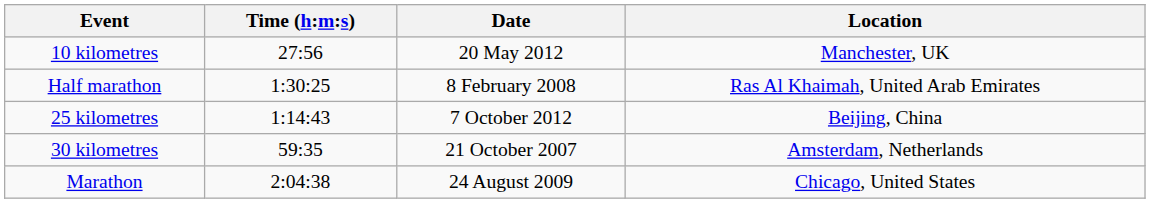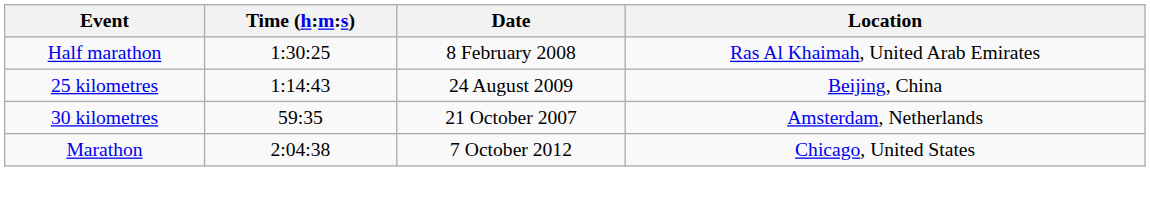- row: (104, 53)
(511, 117) 7 October 2012 -> (511, 85) 24 August 2009
(511, 182) 24 August 2009 -> (511, 150) 7 October 2012
